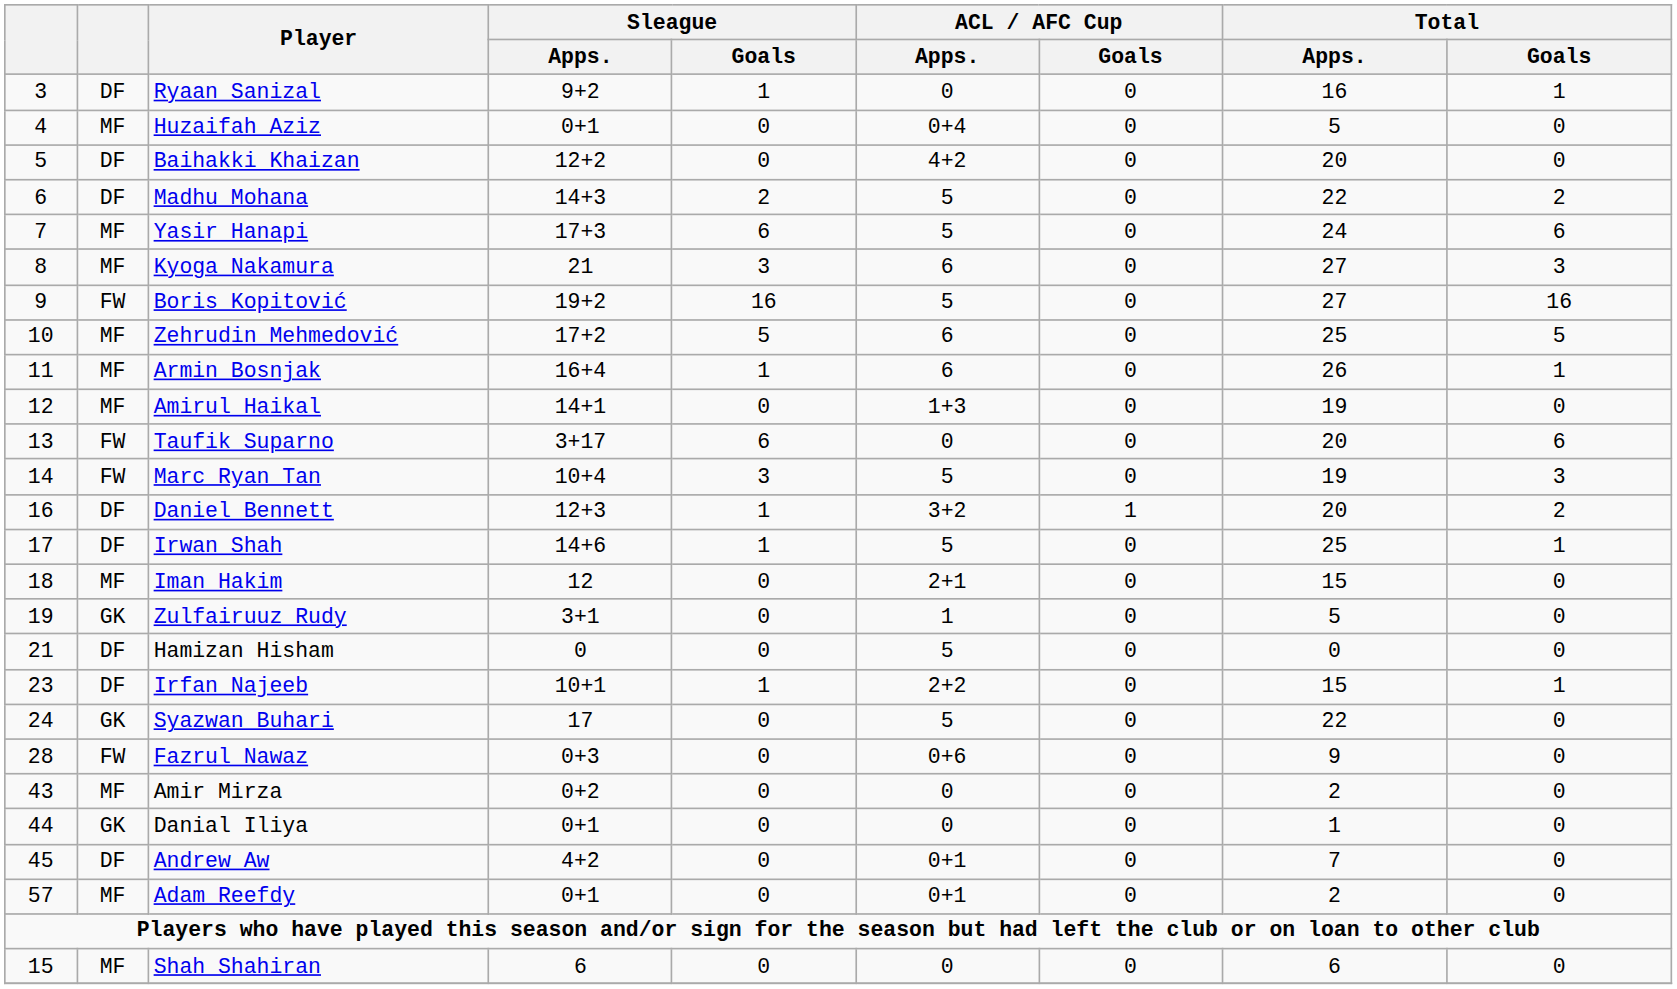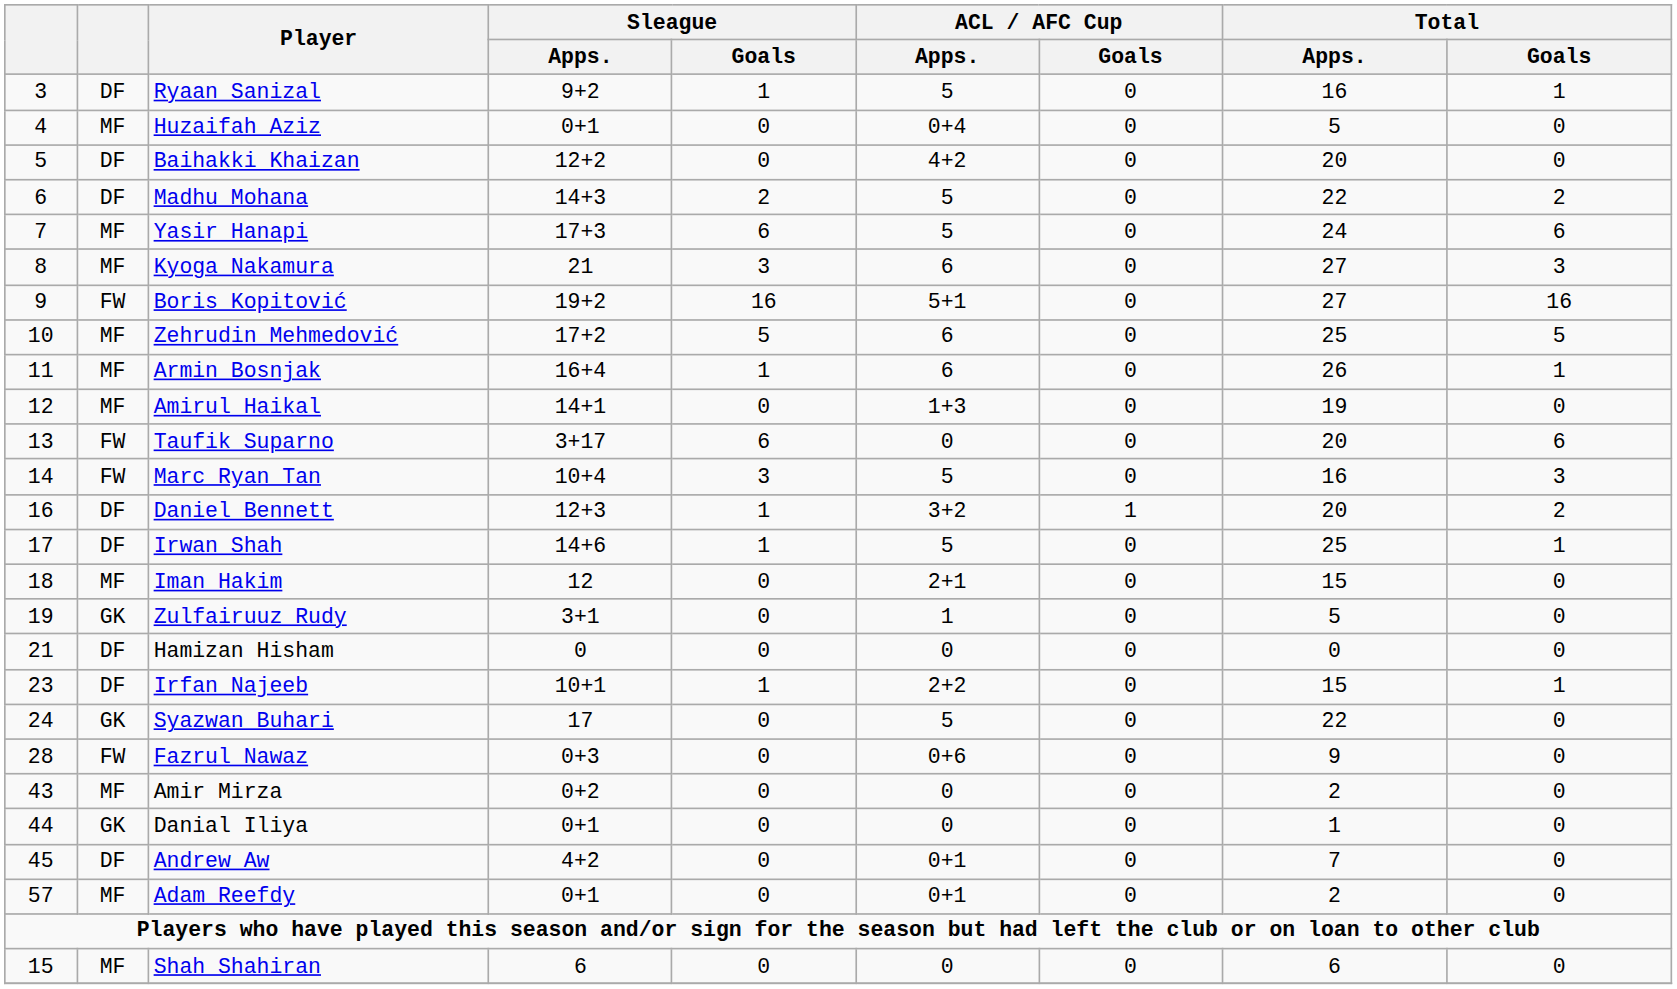(947, 92) 0 -> (947, 92) 5
(947, 302) 5 -> (947, 302) 5+1
(1334, 477) 19 -> (1334, 477) 16
(947, 652) 5 -> (947, 652) 0
